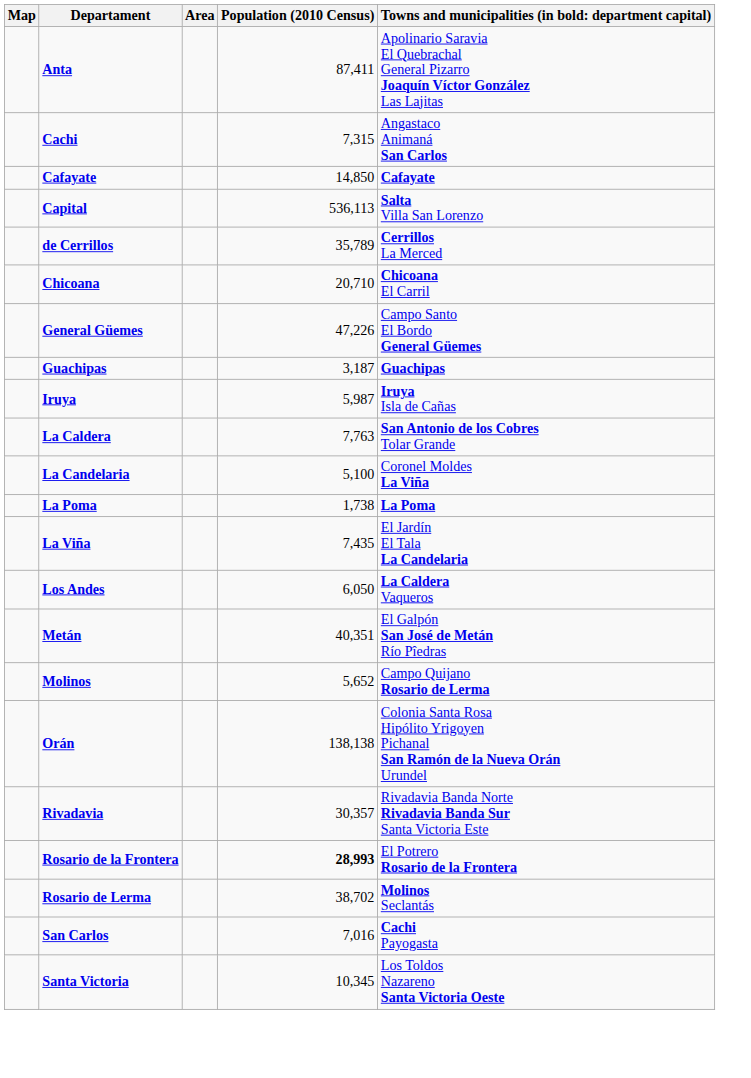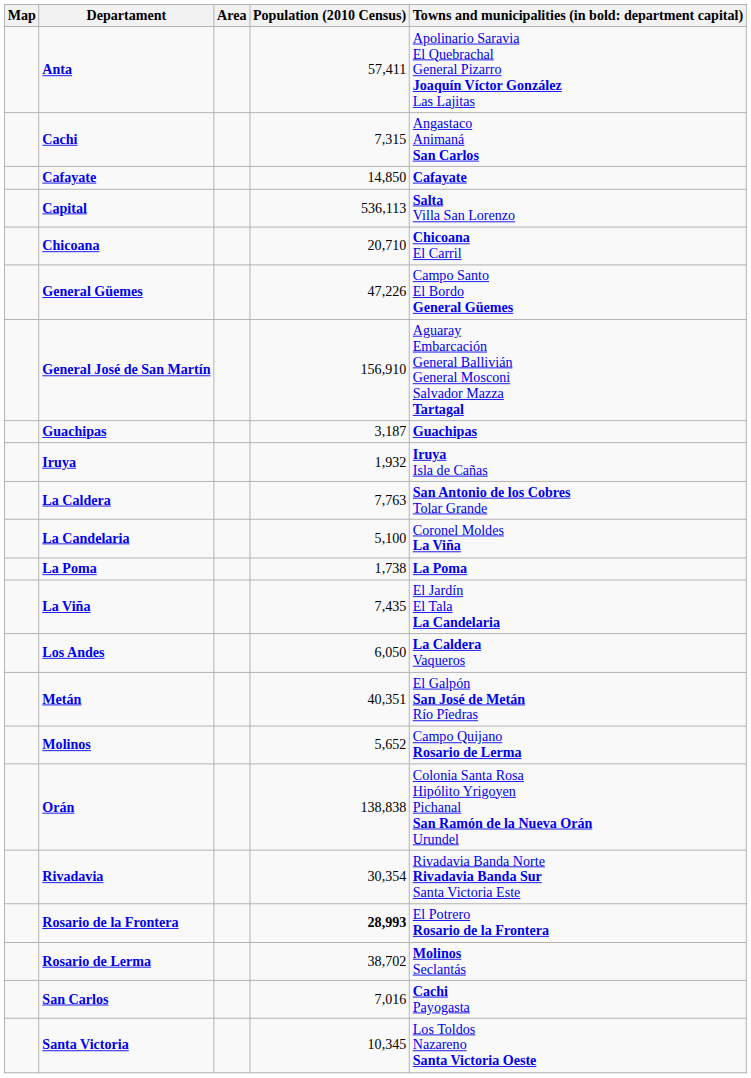(355, 69) 87,411 -> (387, 69) 57,411
- row: (78, 246)
+ row: (126, 369)
(358, 398) 5,987 -> (390, 462) 1,932
(351, 743) 138,138 -> (383, 807) 138,838
(355, 813) 30,357 -> (387, 876) 30,354
